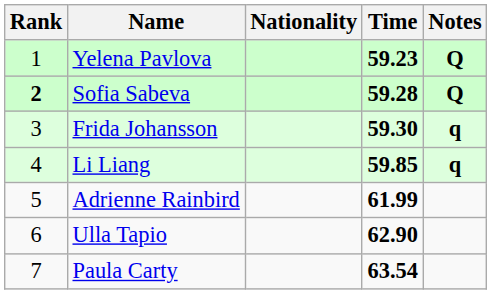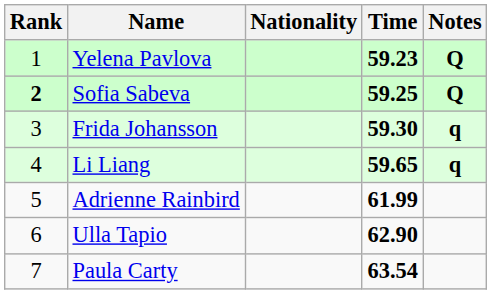(393, 93) 59.28 -> (393, 93) 59.25
(393, 164) 59.85 -> (393, 164) 59.65
